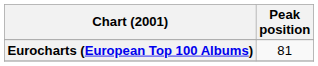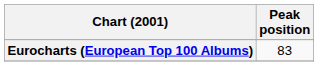(285, 50) 81 -> (285, 50) 83
